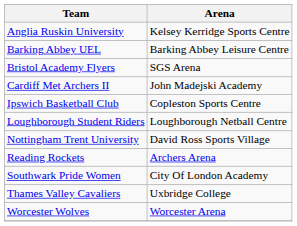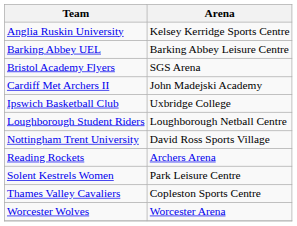(205, 103) Copleston Sports Centre -> (190, 103) Uxbridge College
+ row: (60, 175)
- row: (64, 175)
(190, 193) Uxbridge College -> (205, 193) Copleston Sports Centre
